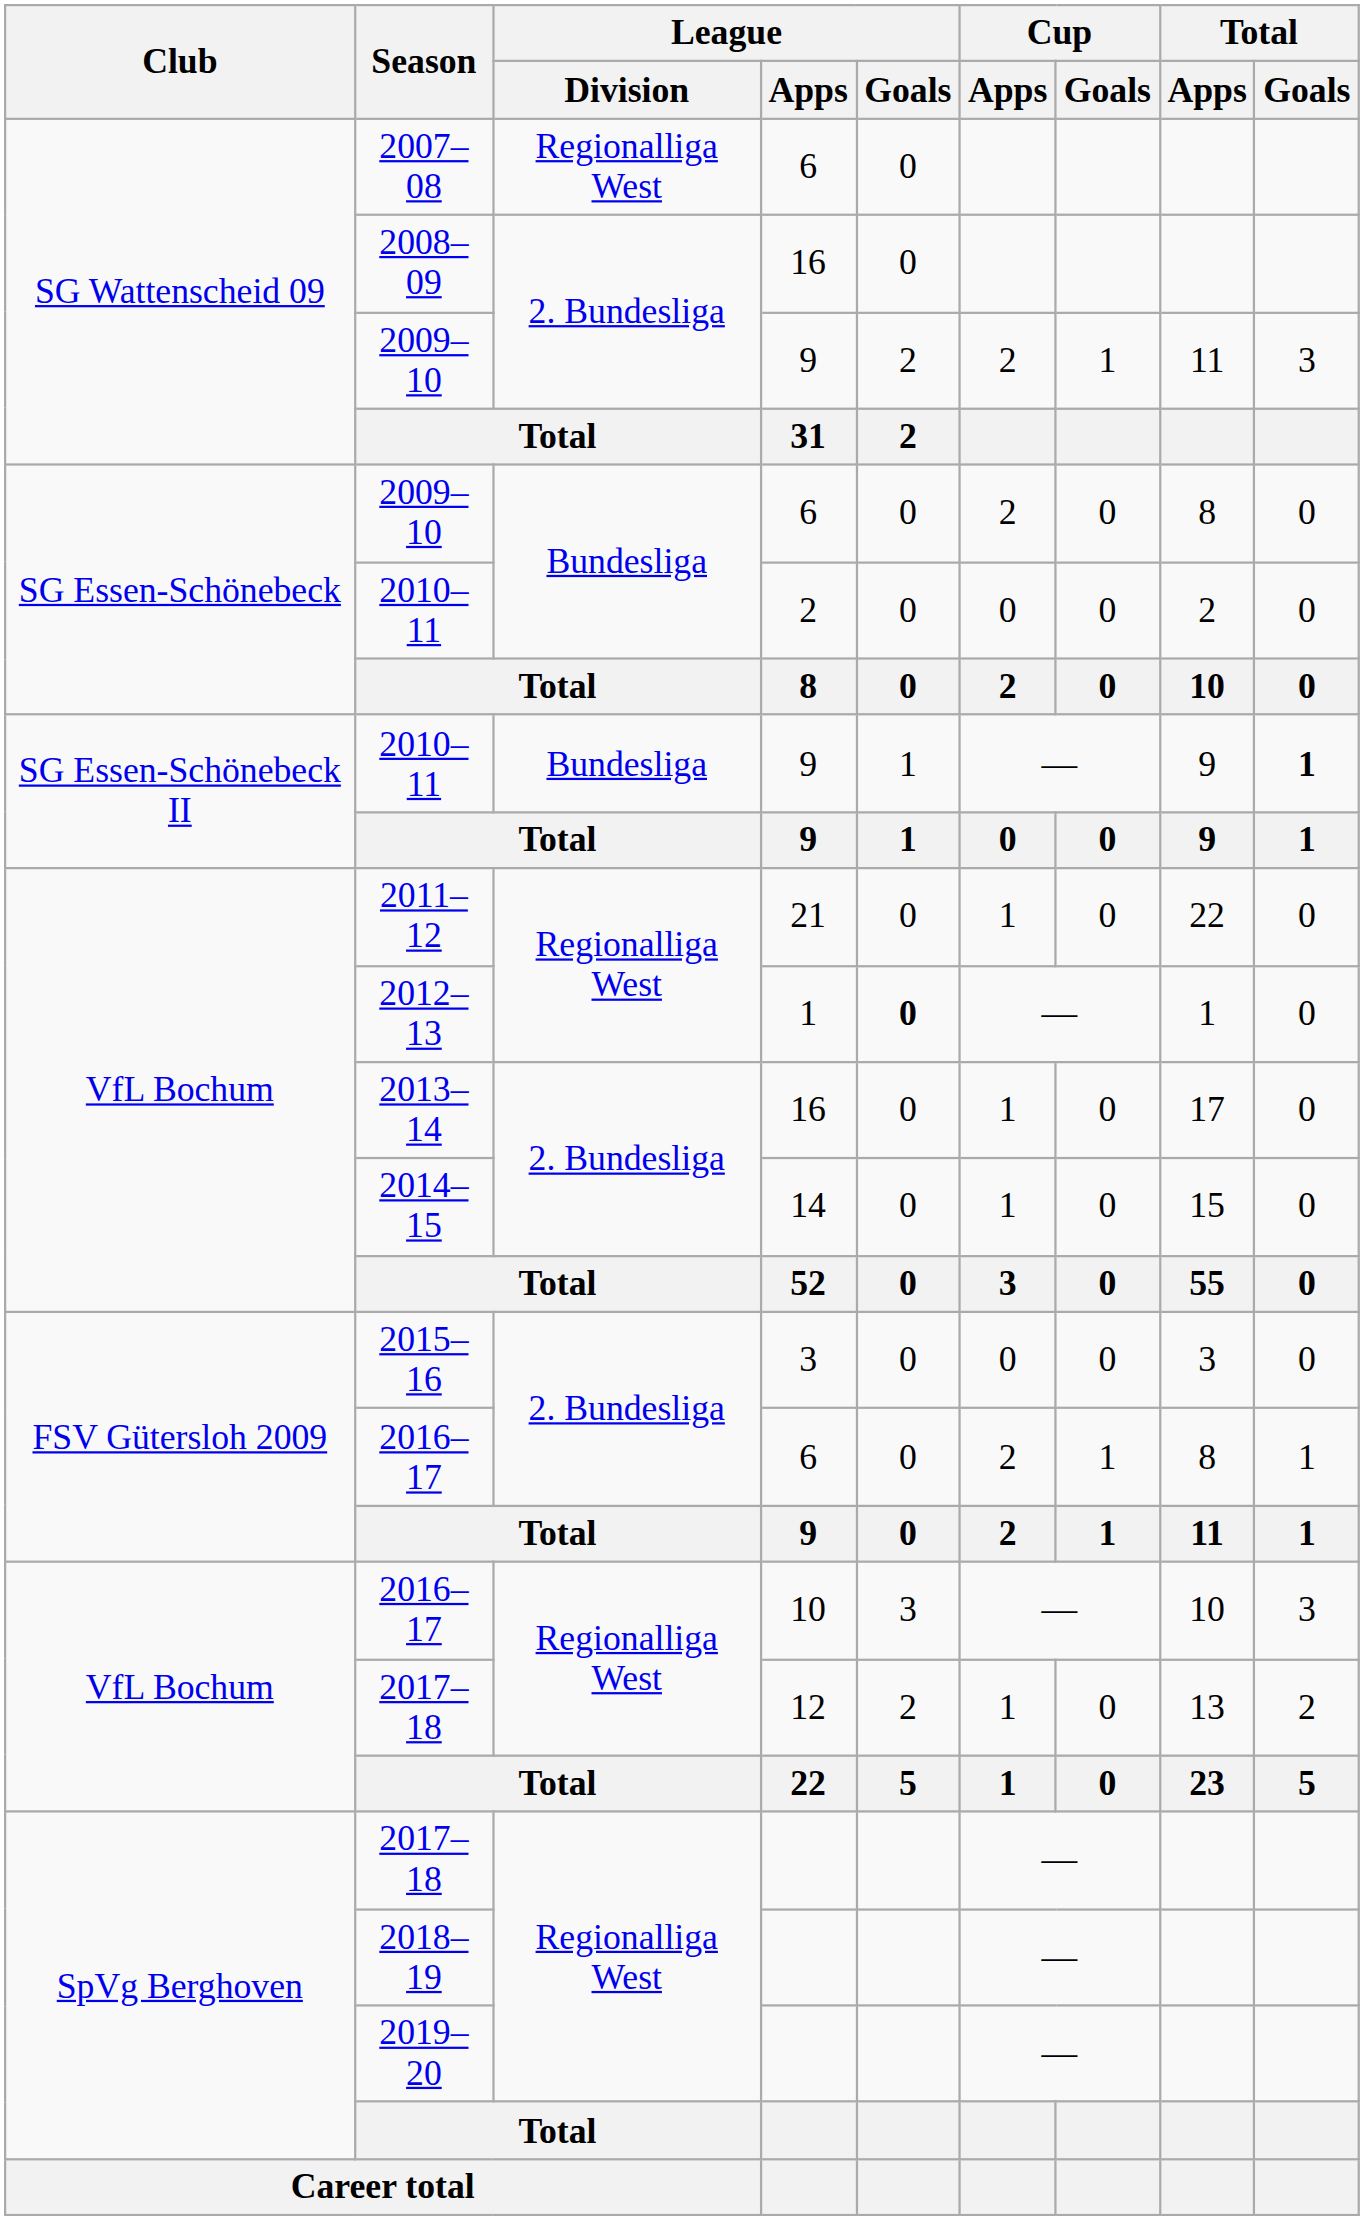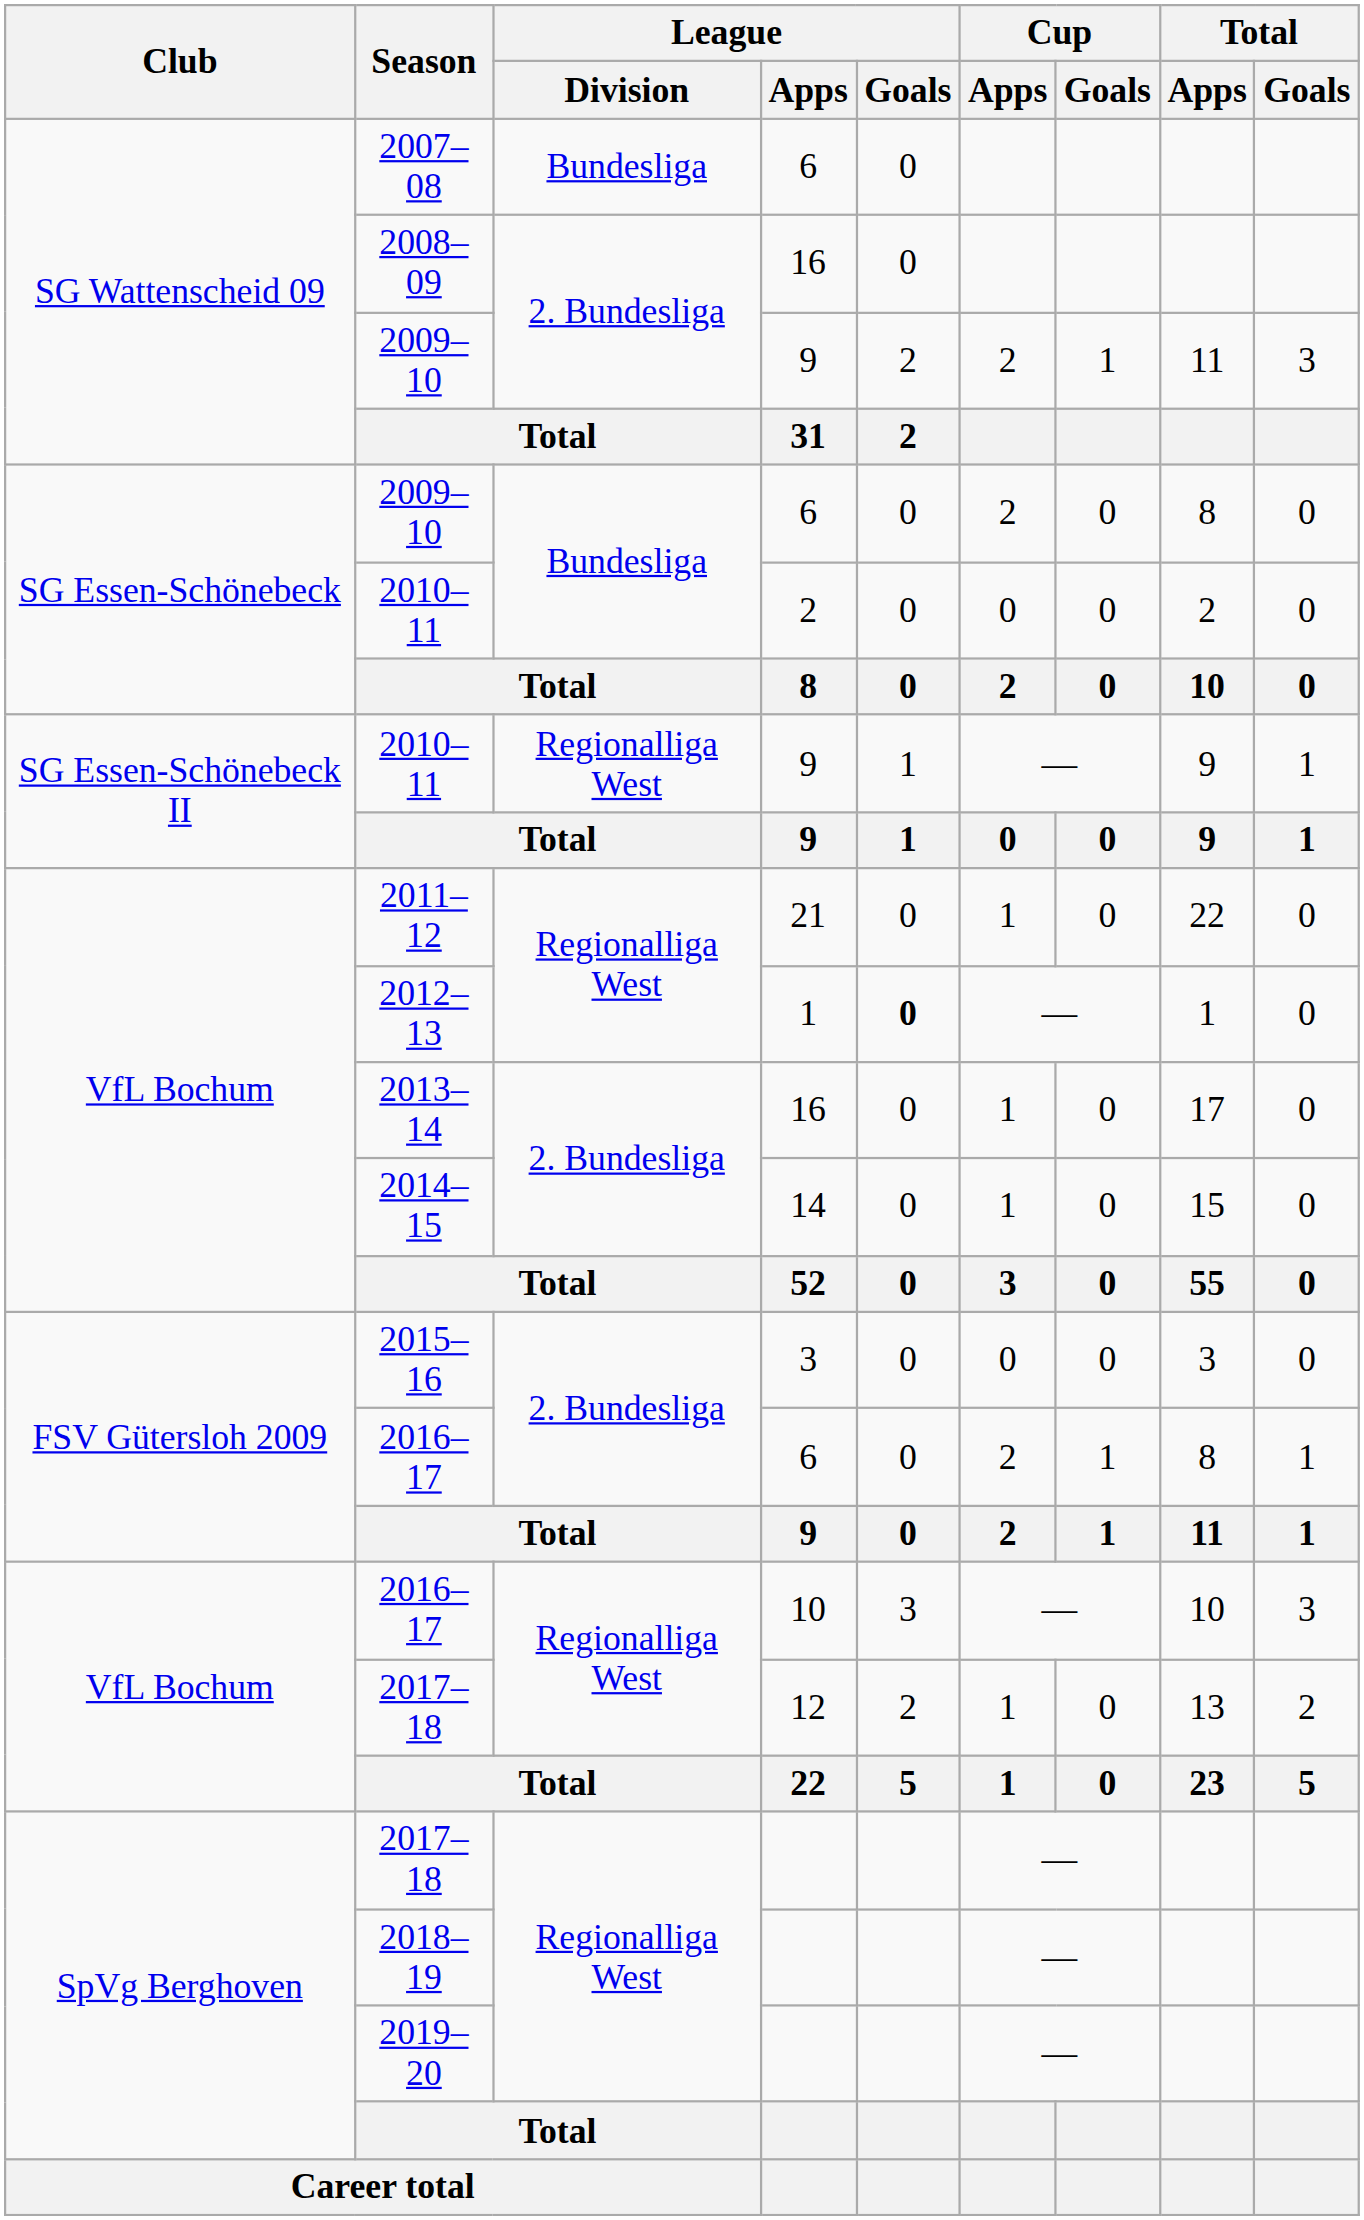(627, 166) Regionalliga West -> (627, 166) Bundesliga
(627, 762) Bundesliga -> (627, 762) Regionalliga West
(1307, 762) bold -> (1307, 762) normal
